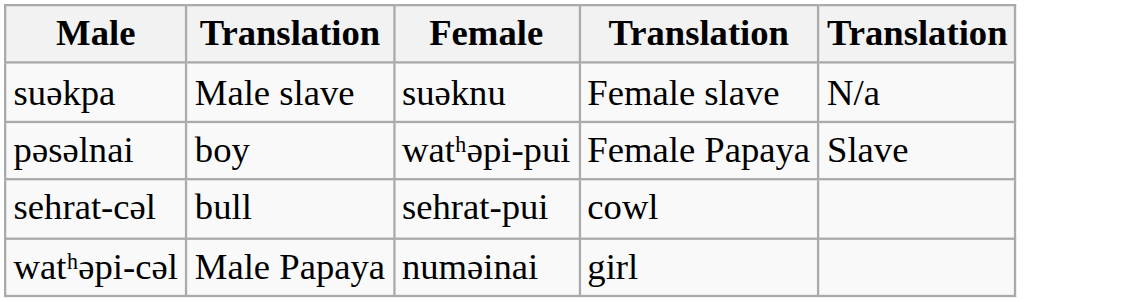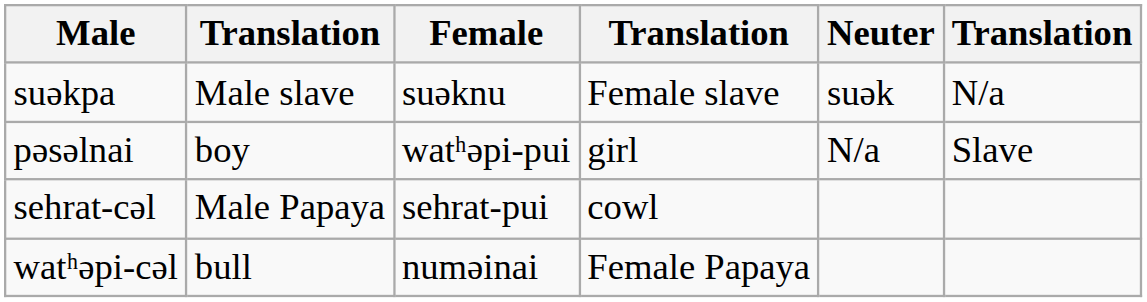+ column: (881, 33)
(699, 149) Female Papaya -> (613, 149) girl
(223, 207) bull -> (290, 207) Male Papaya
(290, 265) Male Papaya -> (223, 265) bull
(613, 265) girl -> (699, 265) Female Papaya
